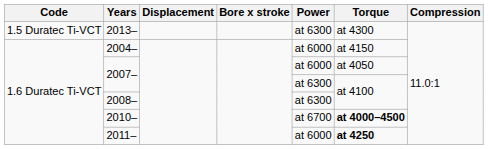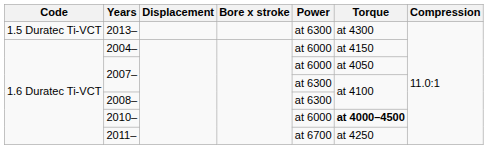(313, 118) at 6700 -> (313, 118) at 6000
(313, 135) at 6000 -> (313, 135) at 6700
(355, 135) bold -> (355, 135) normal
